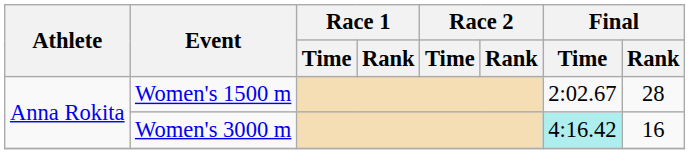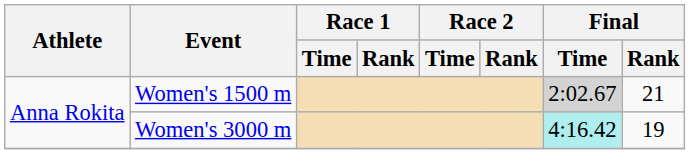(582, 93) no background -> (582, 93) lightgrey background
(653, 93) 28 -> (653, 93) 21
(653, 129) 16 -> (653, 129) 19
